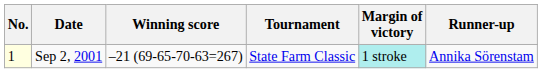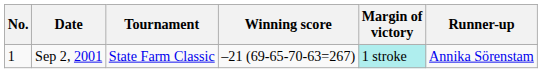columns swapped: (302, 24) <-> (176, 24)
(11, 56) lightyellow background -> (11, 56) no background
